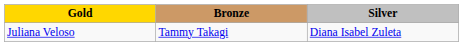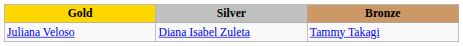columns swapped: (383, 13) <-> (231, 13)
